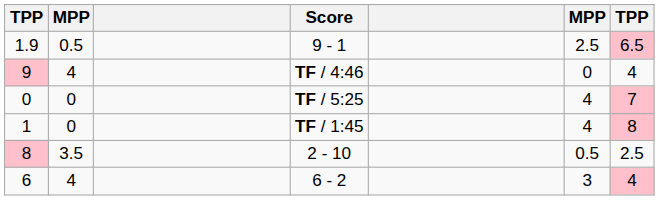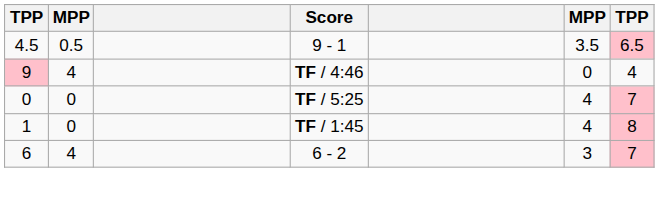(27, 45) 1.9 -> (27, 45) 4.5
(587, 45) 2.5 -> (587, 45) 3.5
- row: (329, 153)
(632, 180) 4 -> (632, 153) 7
